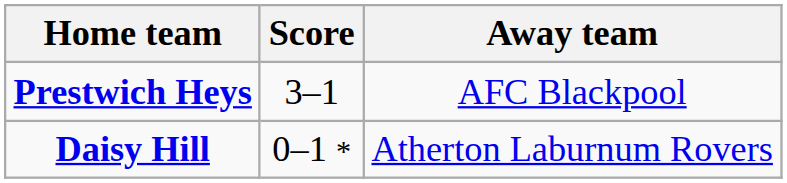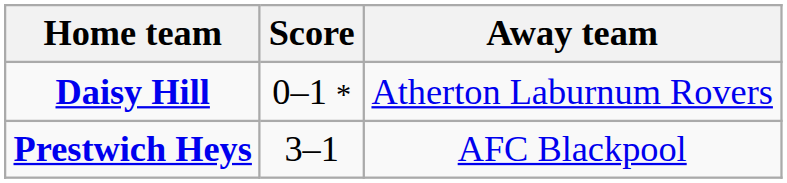rows swapped: (133, 148) <-> (133, 90)
